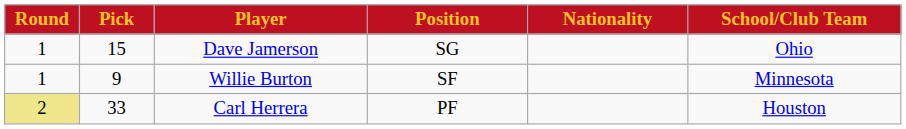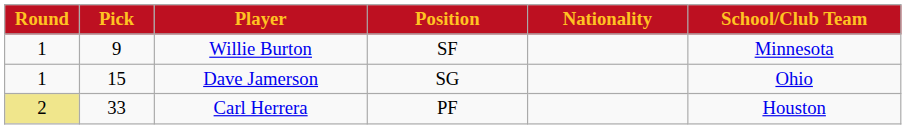rows swapped: (261, 78) <-> (261, 49)
